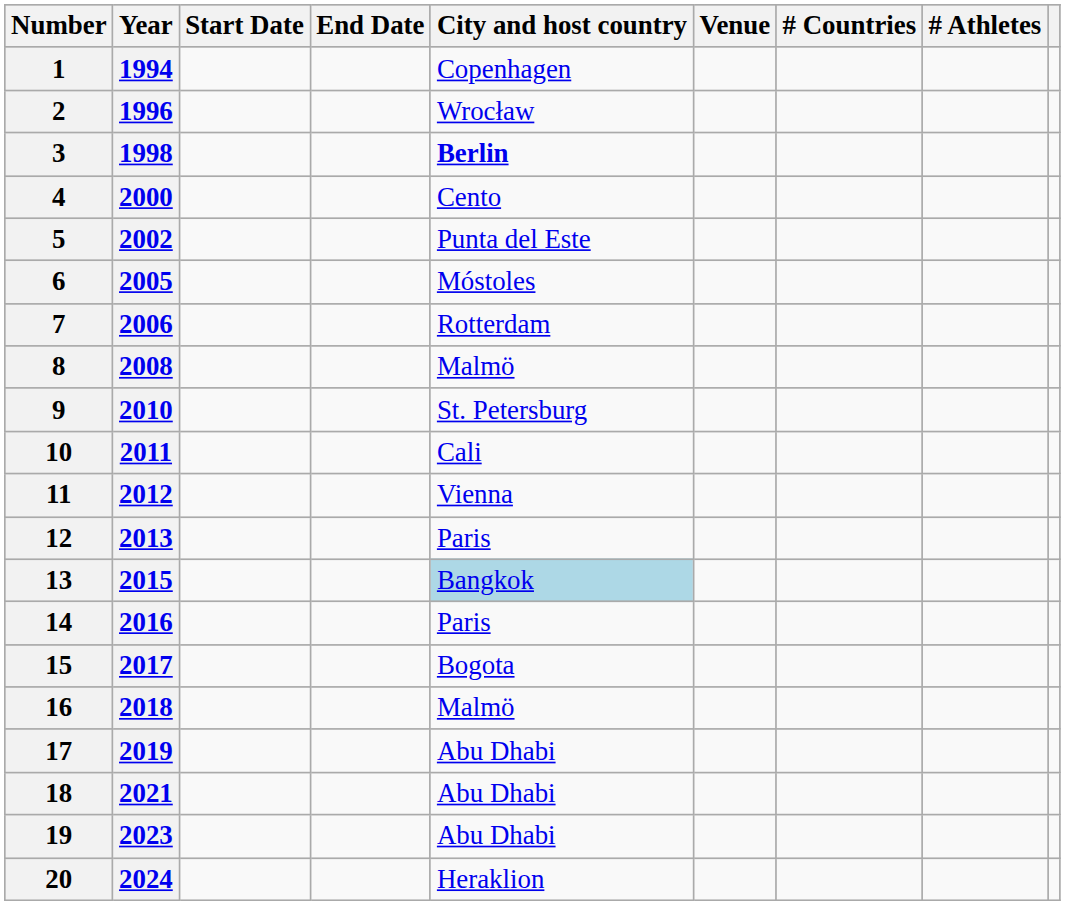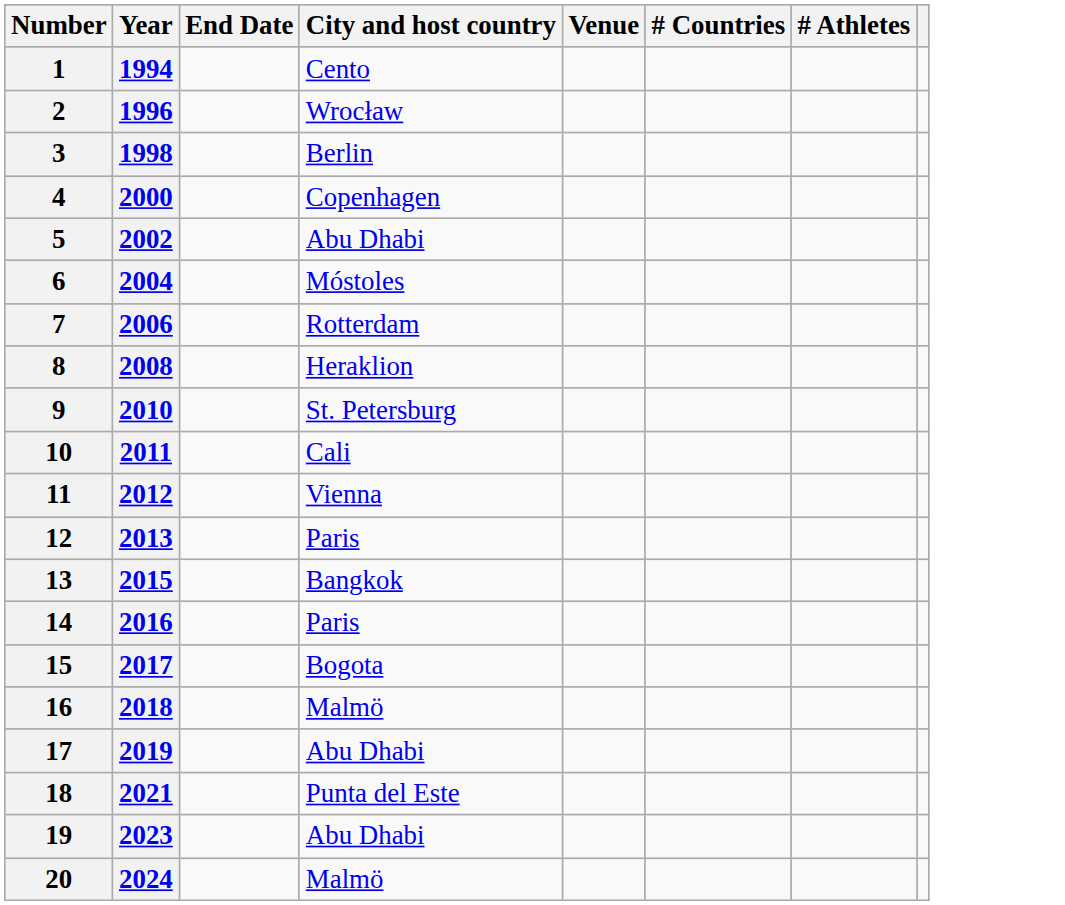- column: (244, 25)
(504, 68) Copenhagen -> (338, 68) Cento
(473, 153) bold -> (339, 153) normal
(469, 196) Cento -> (373, 196) Copenhagen
(514, 238) Punta del Este -> (365, 238) Abu Dhabi
(146, 281) 2005 -> (146, 281) 2004
(476, 366) Malmö -> (360, 366) Heraklion
(485, 580) lightblue background -> (354, 580) no background
(496, 793) Abu Dhabi -> (383, 793) Punta del Este
(491, 878) Heraklion -> (345, 878) Malmö
